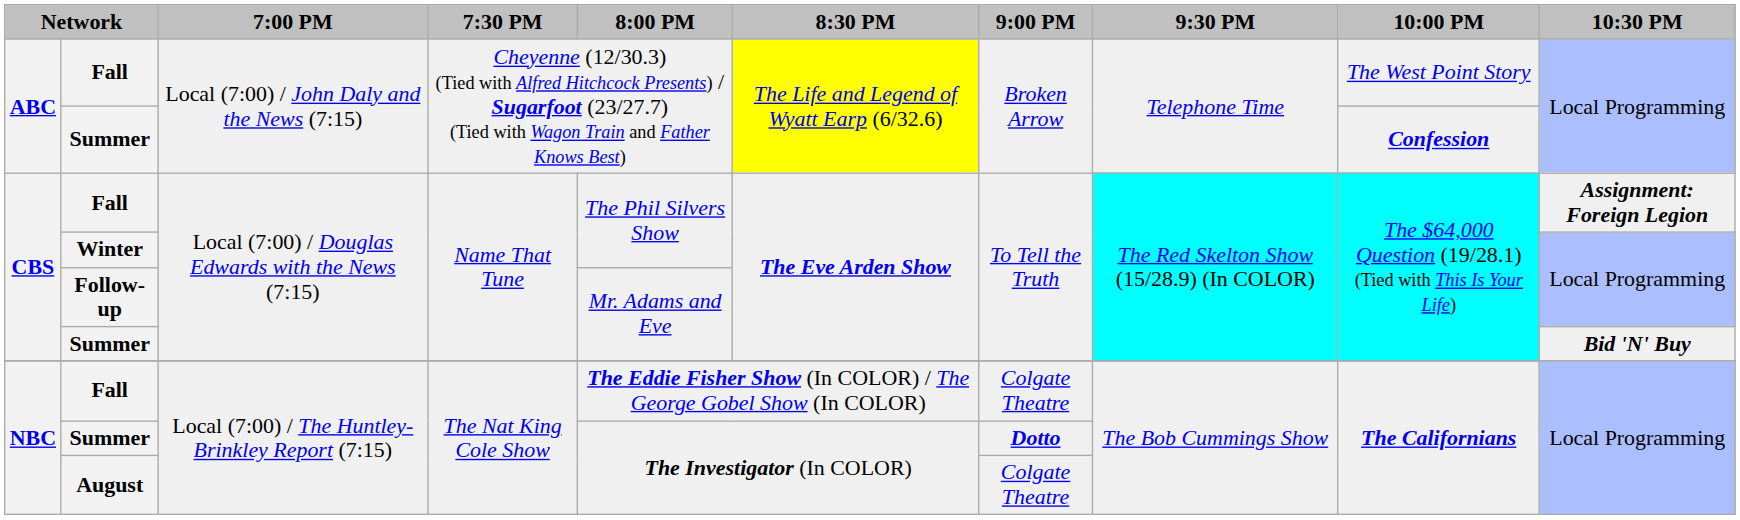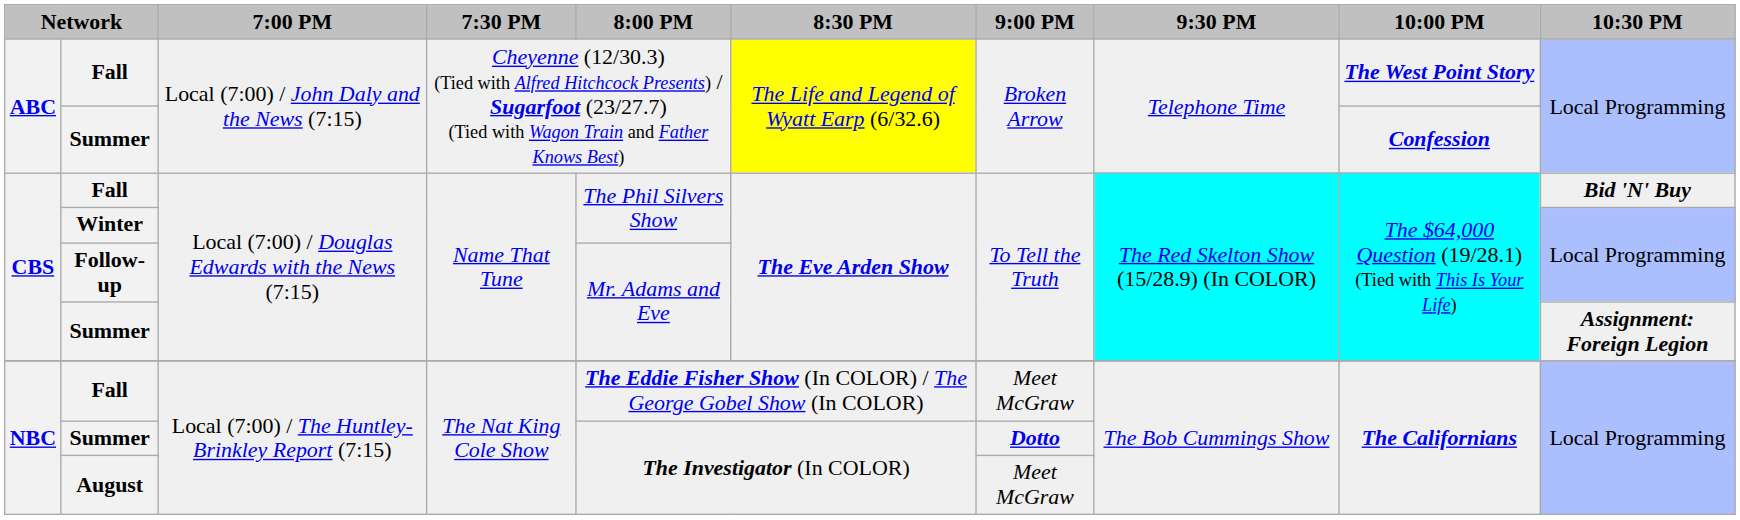(1439, 72) normal -> (1439, 72) bold
(1637, 202) Assignment: Foreign Legion -> (1637, 190) Bid 'N' Buy
(1637, 343) Bid 'N' Buy -> (1637, 331) Assignment: Foreign Legion
(1036, 390) Colgate Theatre -> (1035, 390) Meet McGraw
(1036, 484) Colgate Theatre -> (1035, 484) Meet McGraw
